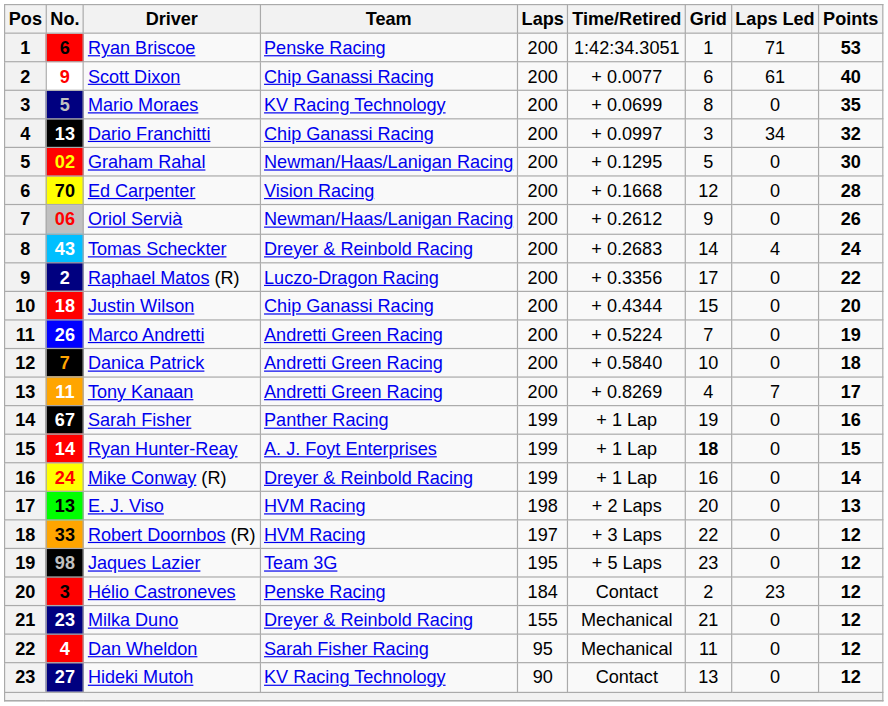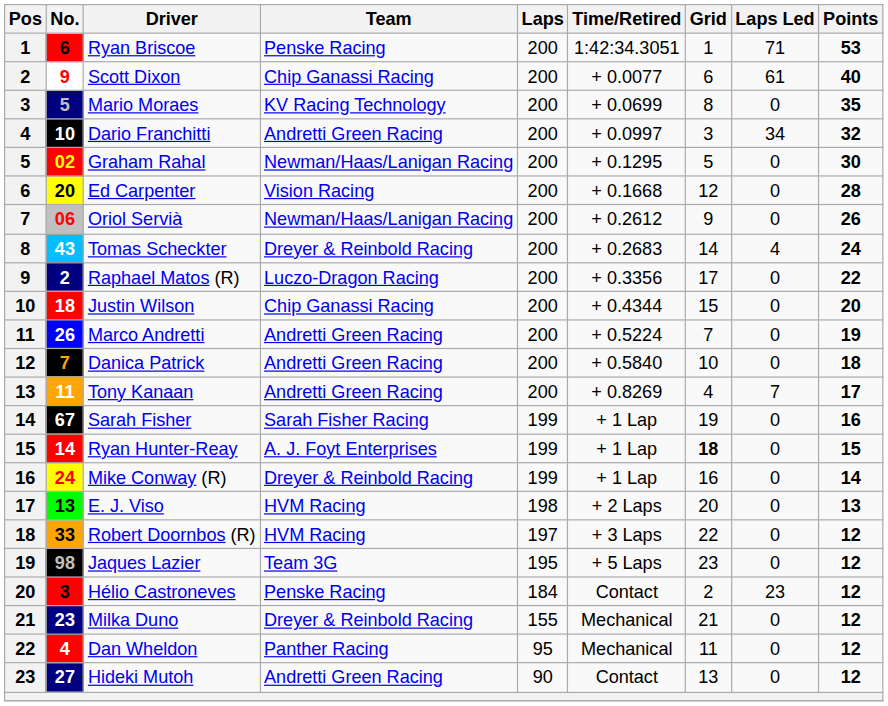(65, 134) 13 -> (65, 134) 10
(349, 134) Chip Ganassi Racing -> (353, 134) Andretti Green Racing
(65, 191) 70 -> (65, 191) 20
(326, 420) Panther Racing -> (346, 420) Sarah Fisher Racing
(346, 649) Sarah Fisher Racing -> (326, 649) Panther Racing
(355, 678) KV Racing Technology -> (353, 678) Andretti Green Racing
